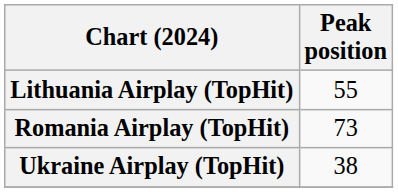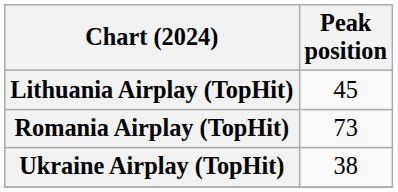(346, 89) 55 -> (346, 89) 45
